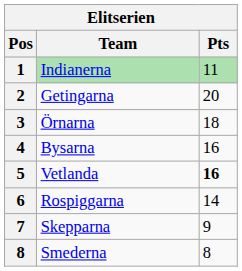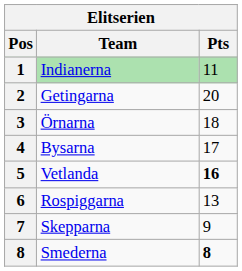(211, 148) 16 -> (211, 148) 17
(211, 200) 14 -> (211, 200) 13
(207, 252) normal -> (207, 252) bold
